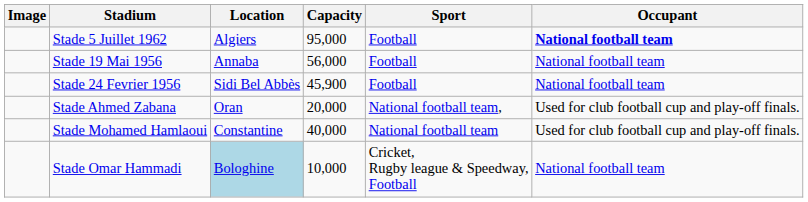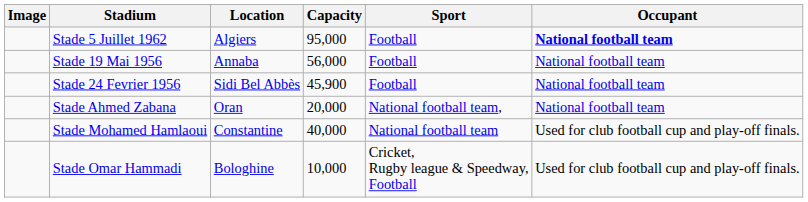(667, 107) Used for club football cup and play-off finals. -> (600, 107) National football team
(244, 169) lightblue background -> (244, 169) no background
(600, 169) National football team -> (667, 169) Used for club football cup and play-off finals.
